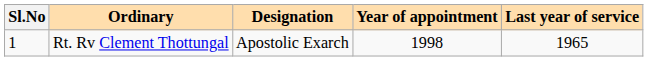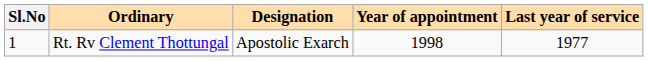(572, 42) 1965 -> (572, 42) 1977
